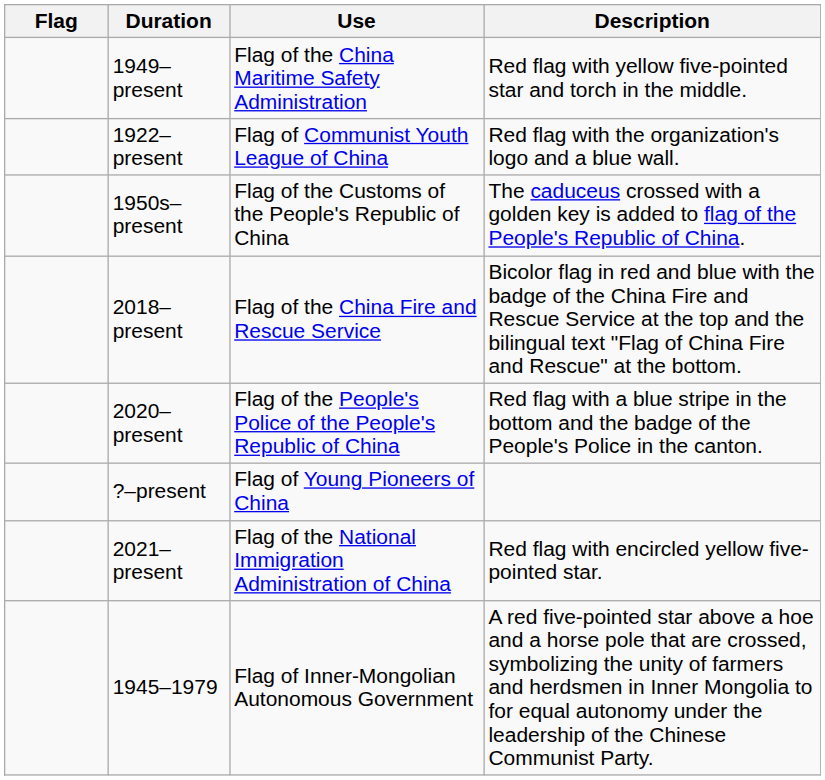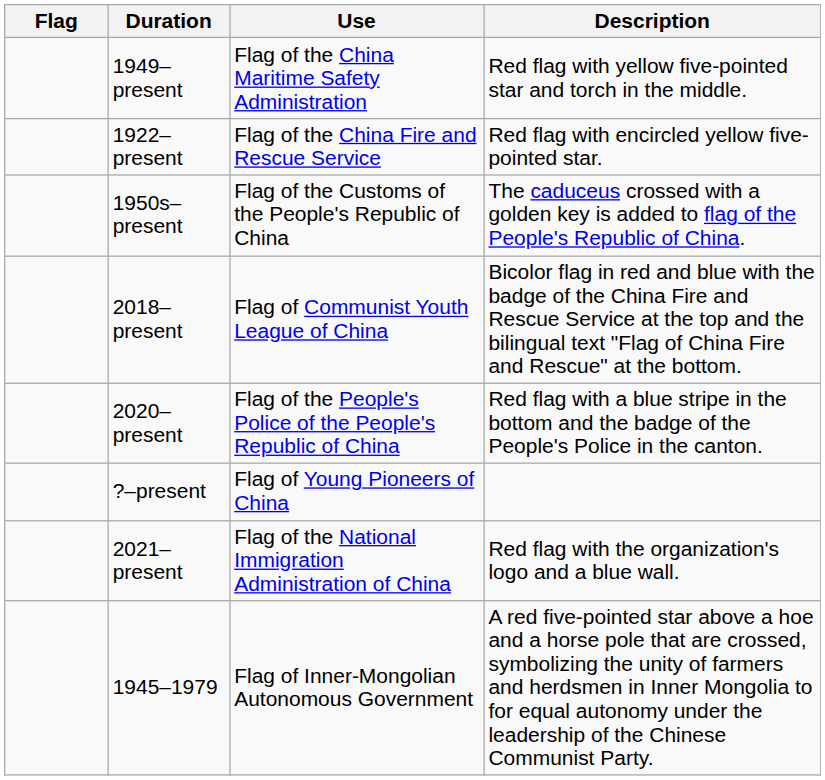(351, 146) Flag of Communist Youth League of China -> (355, 146) Flag of the China Fire and Rescue Service
(634, 146) Red flag with the organization's logo and a blue wall. -> (649, 146) Red flag with encircled yellow five-pointed star.
(355, 319) Flag of the China Fire and Rescue Service -> (351, 319) Flag of Communist Youth League of China
(649, 560) Red flag with encircled yellow five-pointed star. -> (634, 560) Red flag with the organization's logo and a blue wall.
